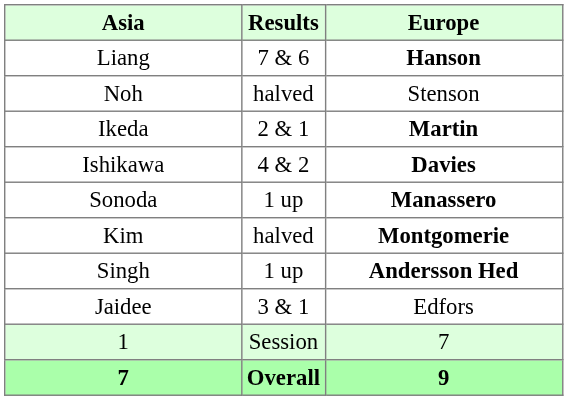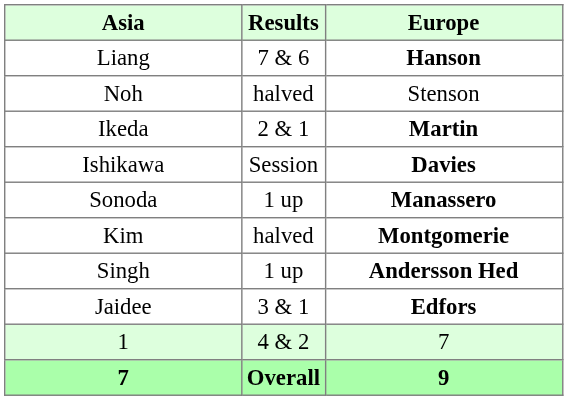(283, 164) 4 & 2 -> (283, 164) Session
(444, 306) normal -> (444, 306) bold
(283, 341) Session -> (283, 341) 4 & 2
